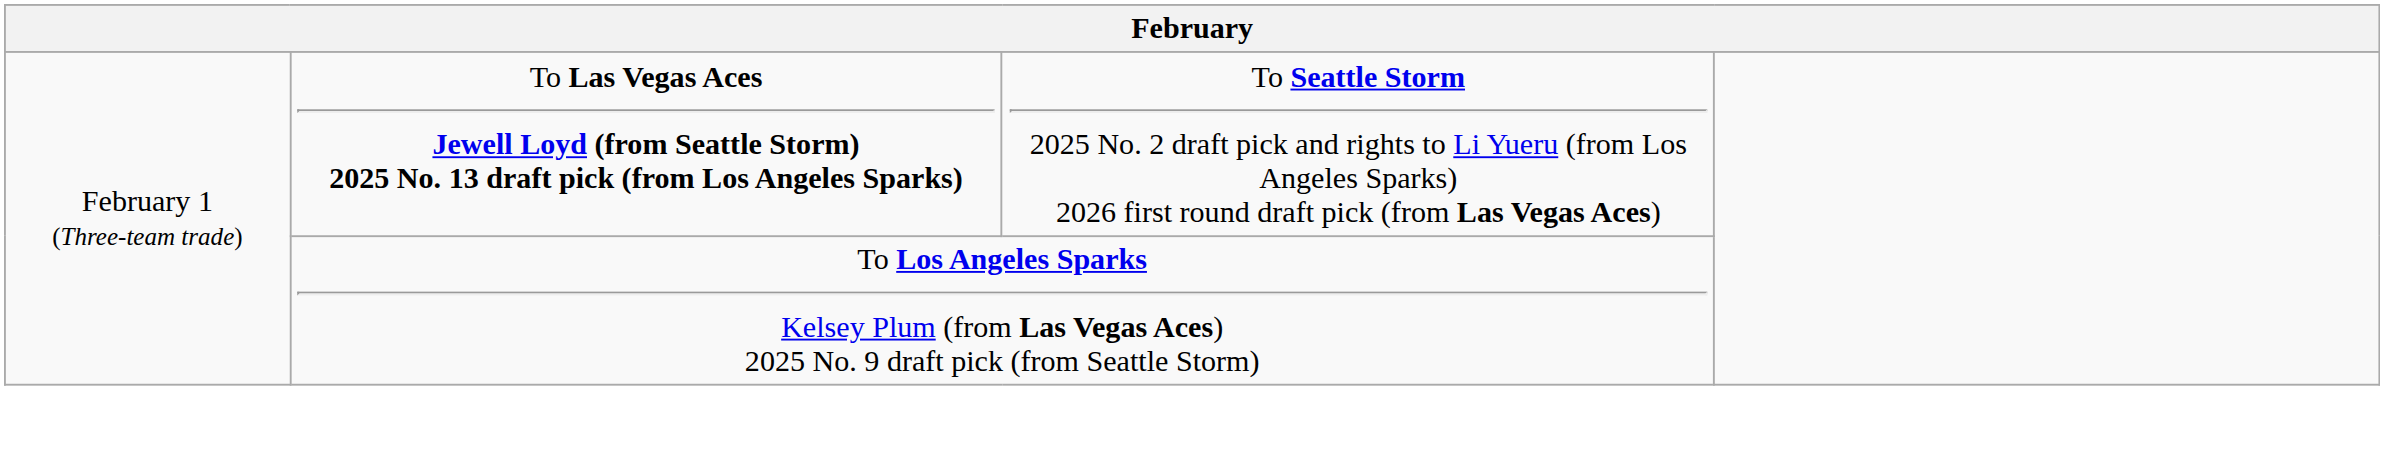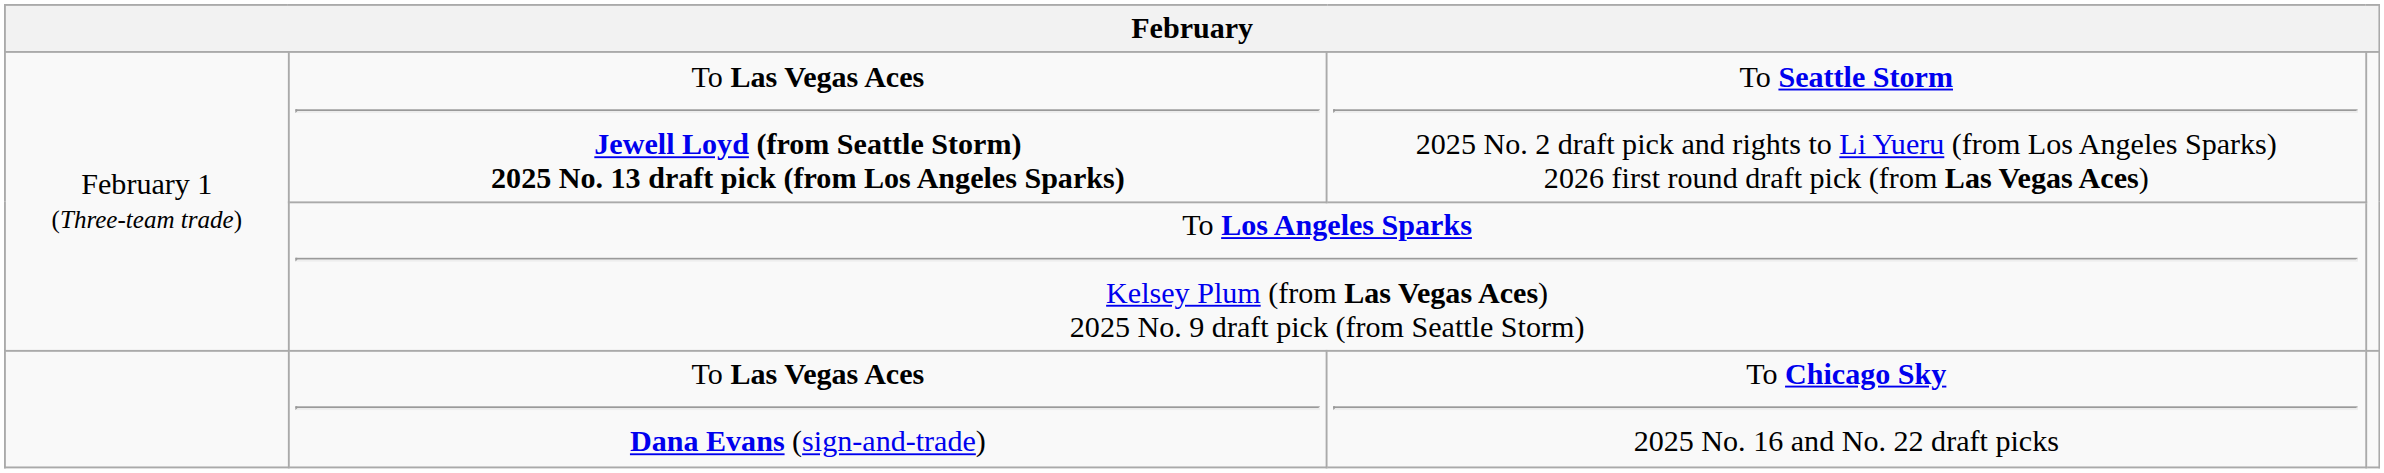+ row: (808, 408)
